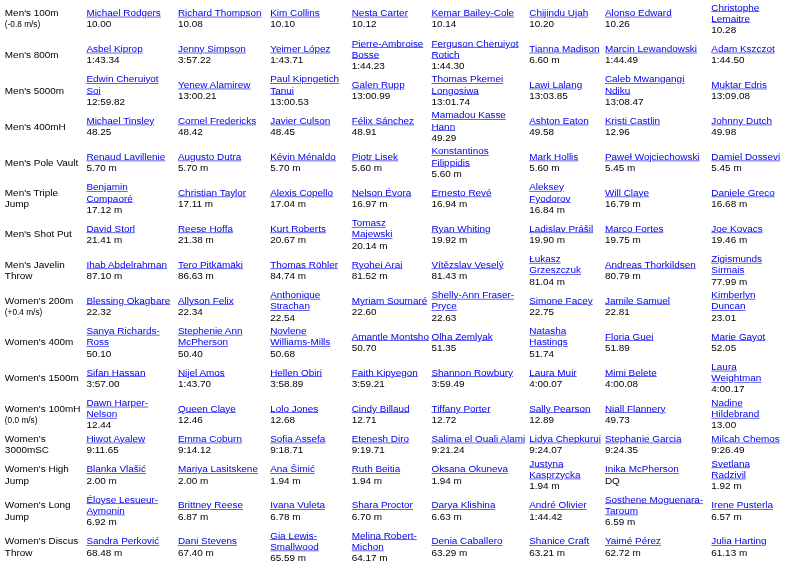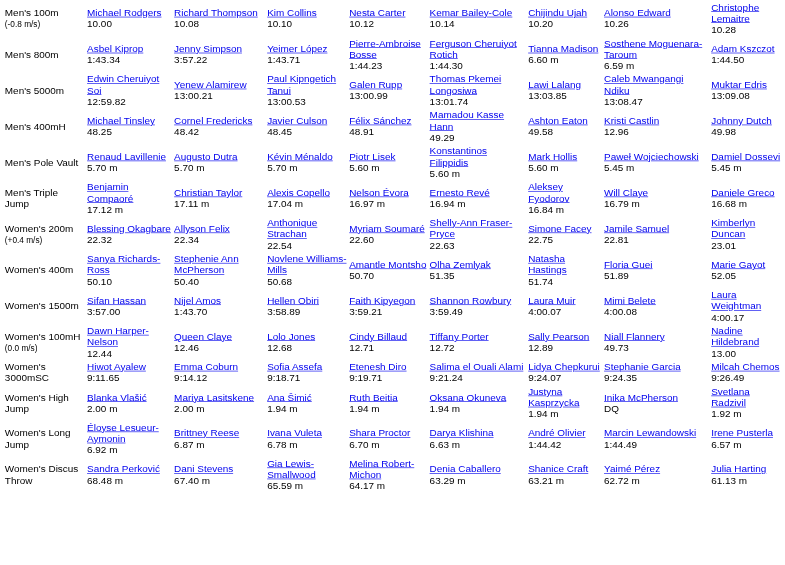(651, 54) Marcin Lewandowski 1:44.49 -> (653, 54) Sosthene Moguenara-Taroum 6.59 m
- row: (38, 234)
- row: (35, 270)
(654, 511) Sosthene Moguenara-Taroum 6.59 m -> (650, 439) Marcin Lewandowski 1:44.49
